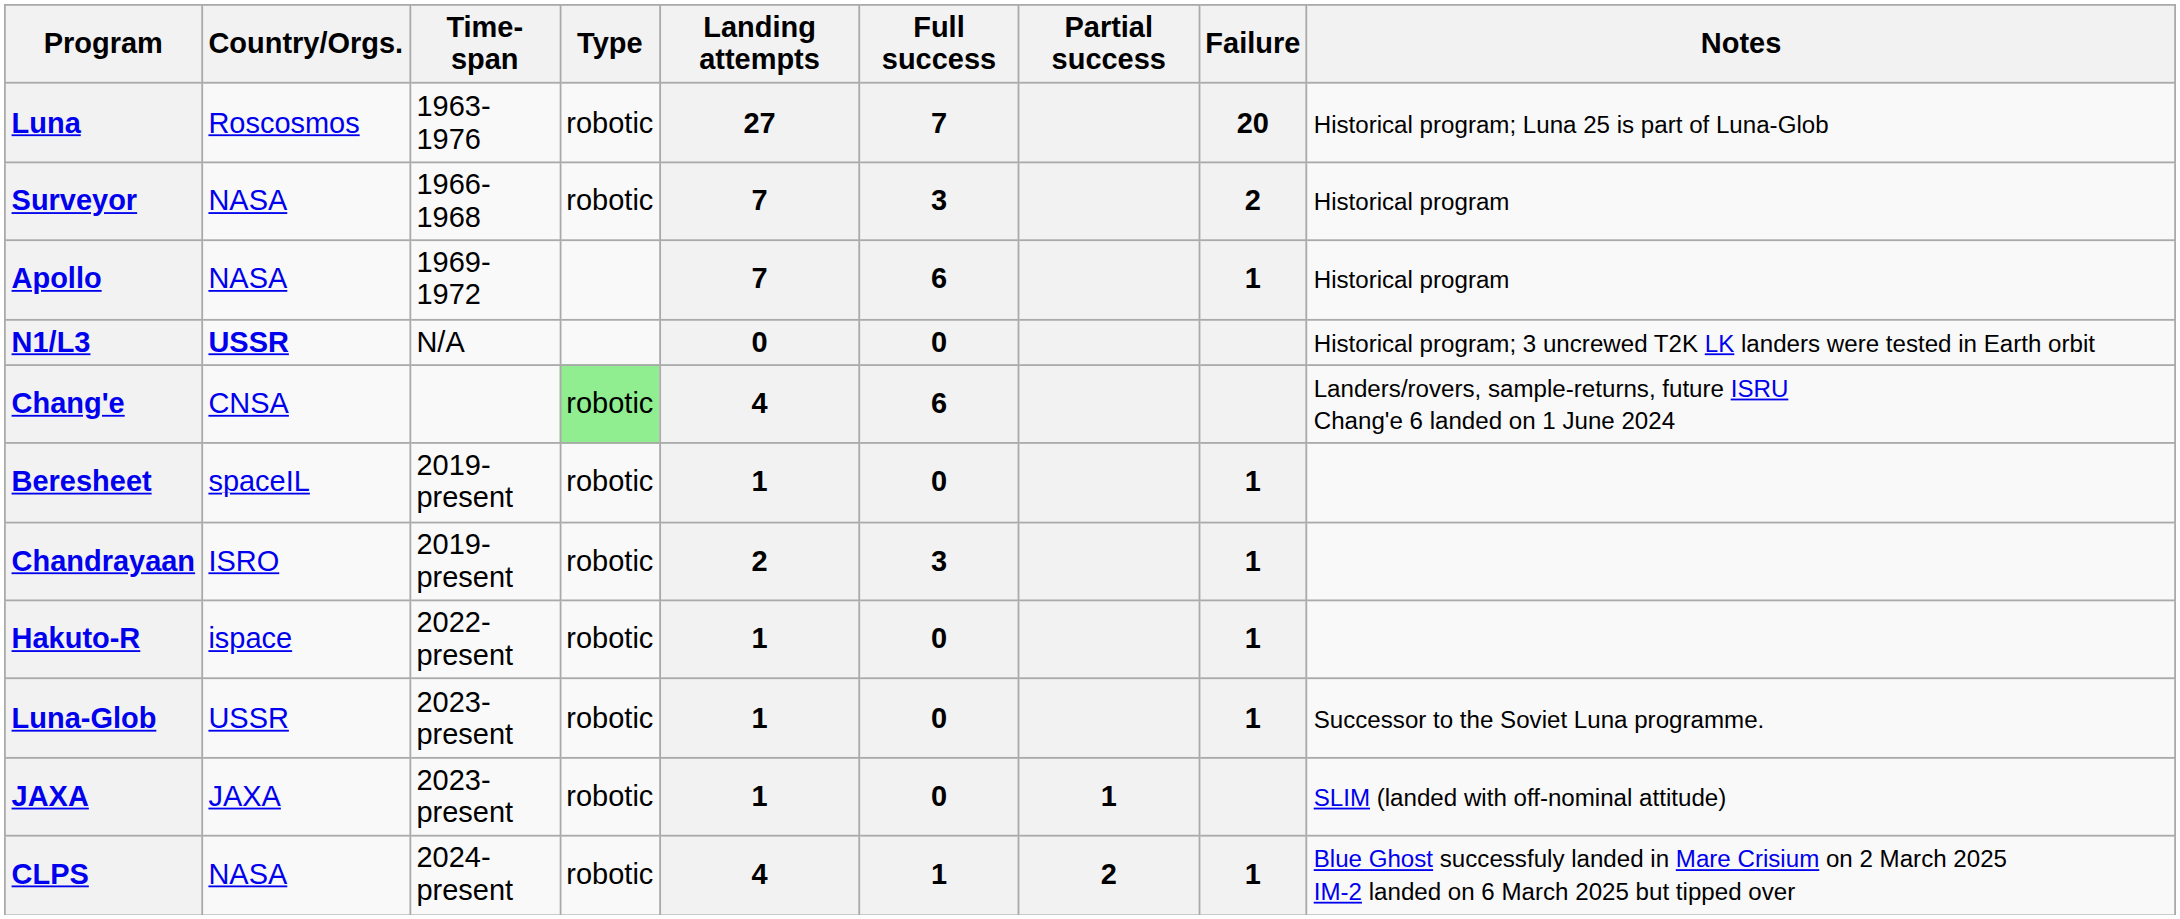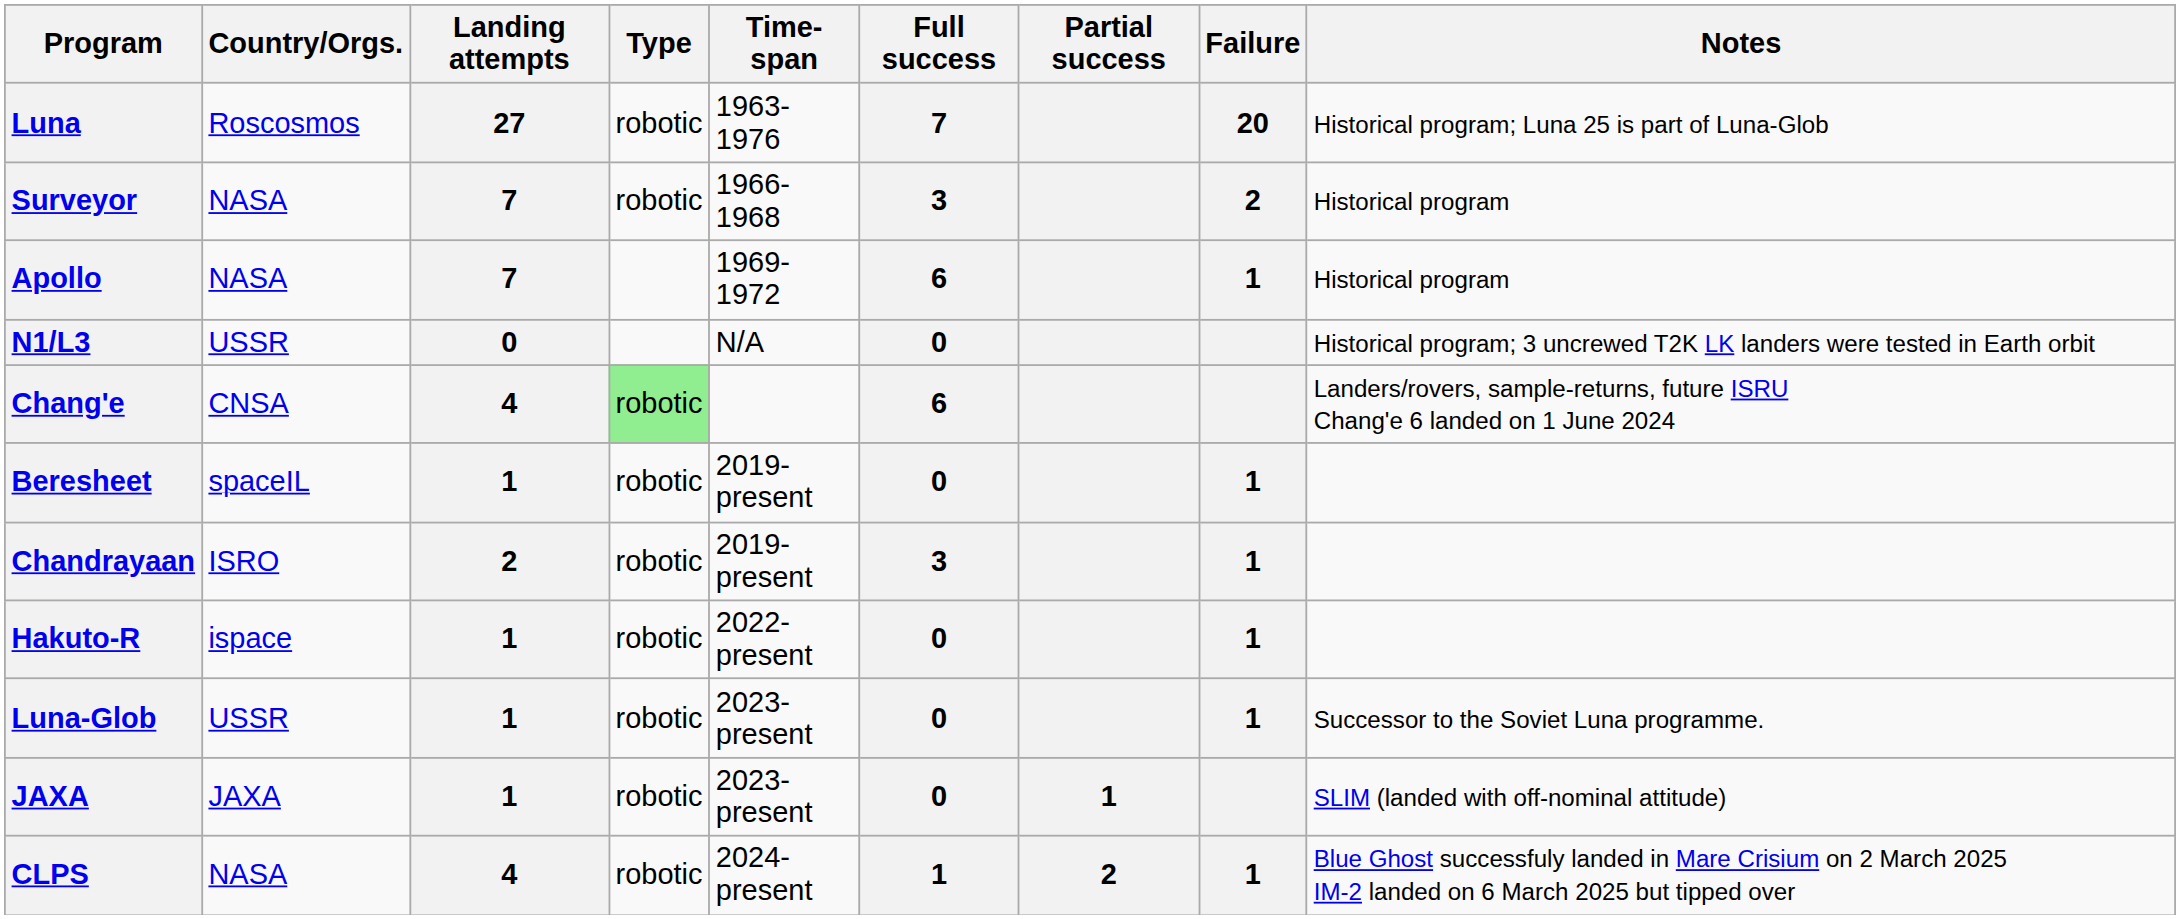columns swapped: (485, 43) <-> (760, 43)
(249, 341) bold -> (249, 341) normal
